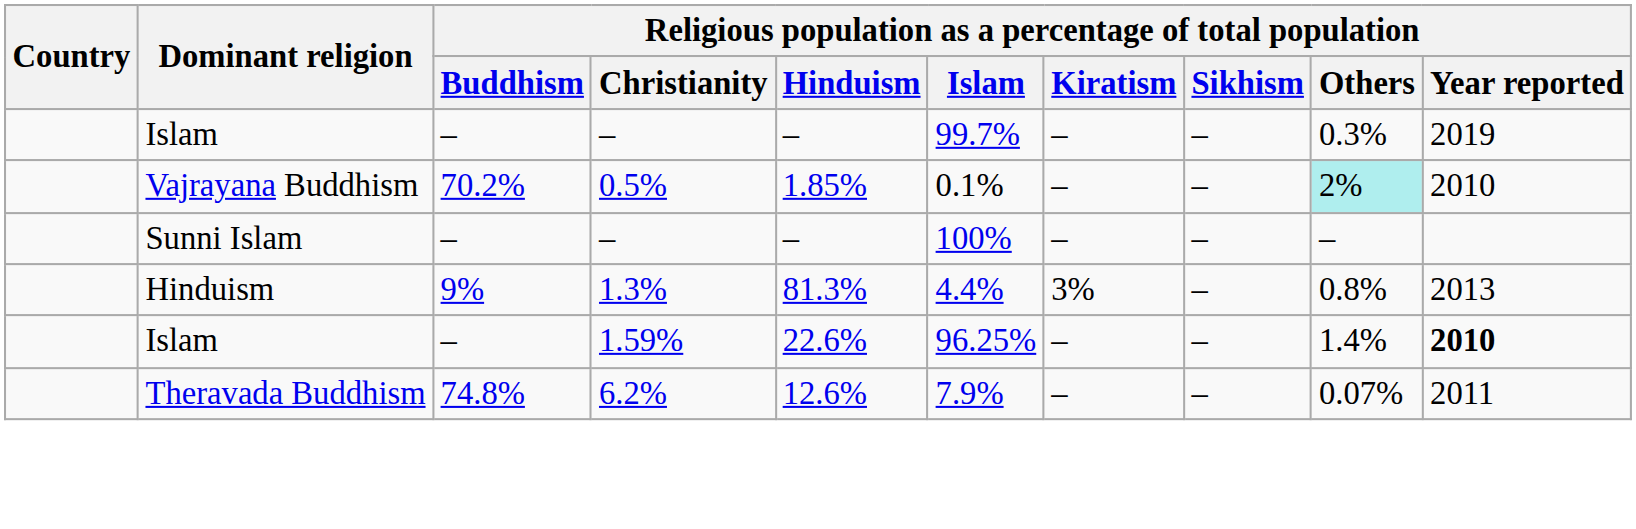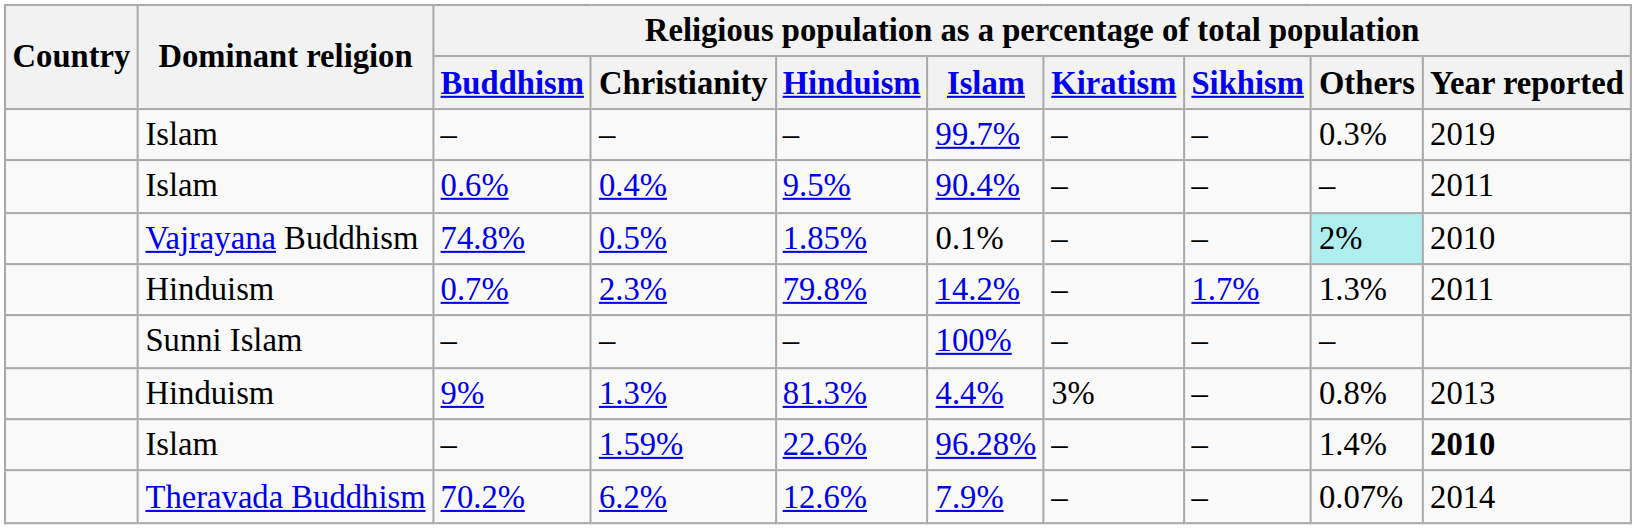+ row: (182, 185)
(483, 185) 70.2% -> (483, 237) 74.8%
+ row: (210, 289)
(986, 340) 96.25% -> (986, 444) 96.28%
(483, 392) 74.8% -> (483, 496) 70.2%
(1462, 392) 2011 -> (1463, 496) 2014
